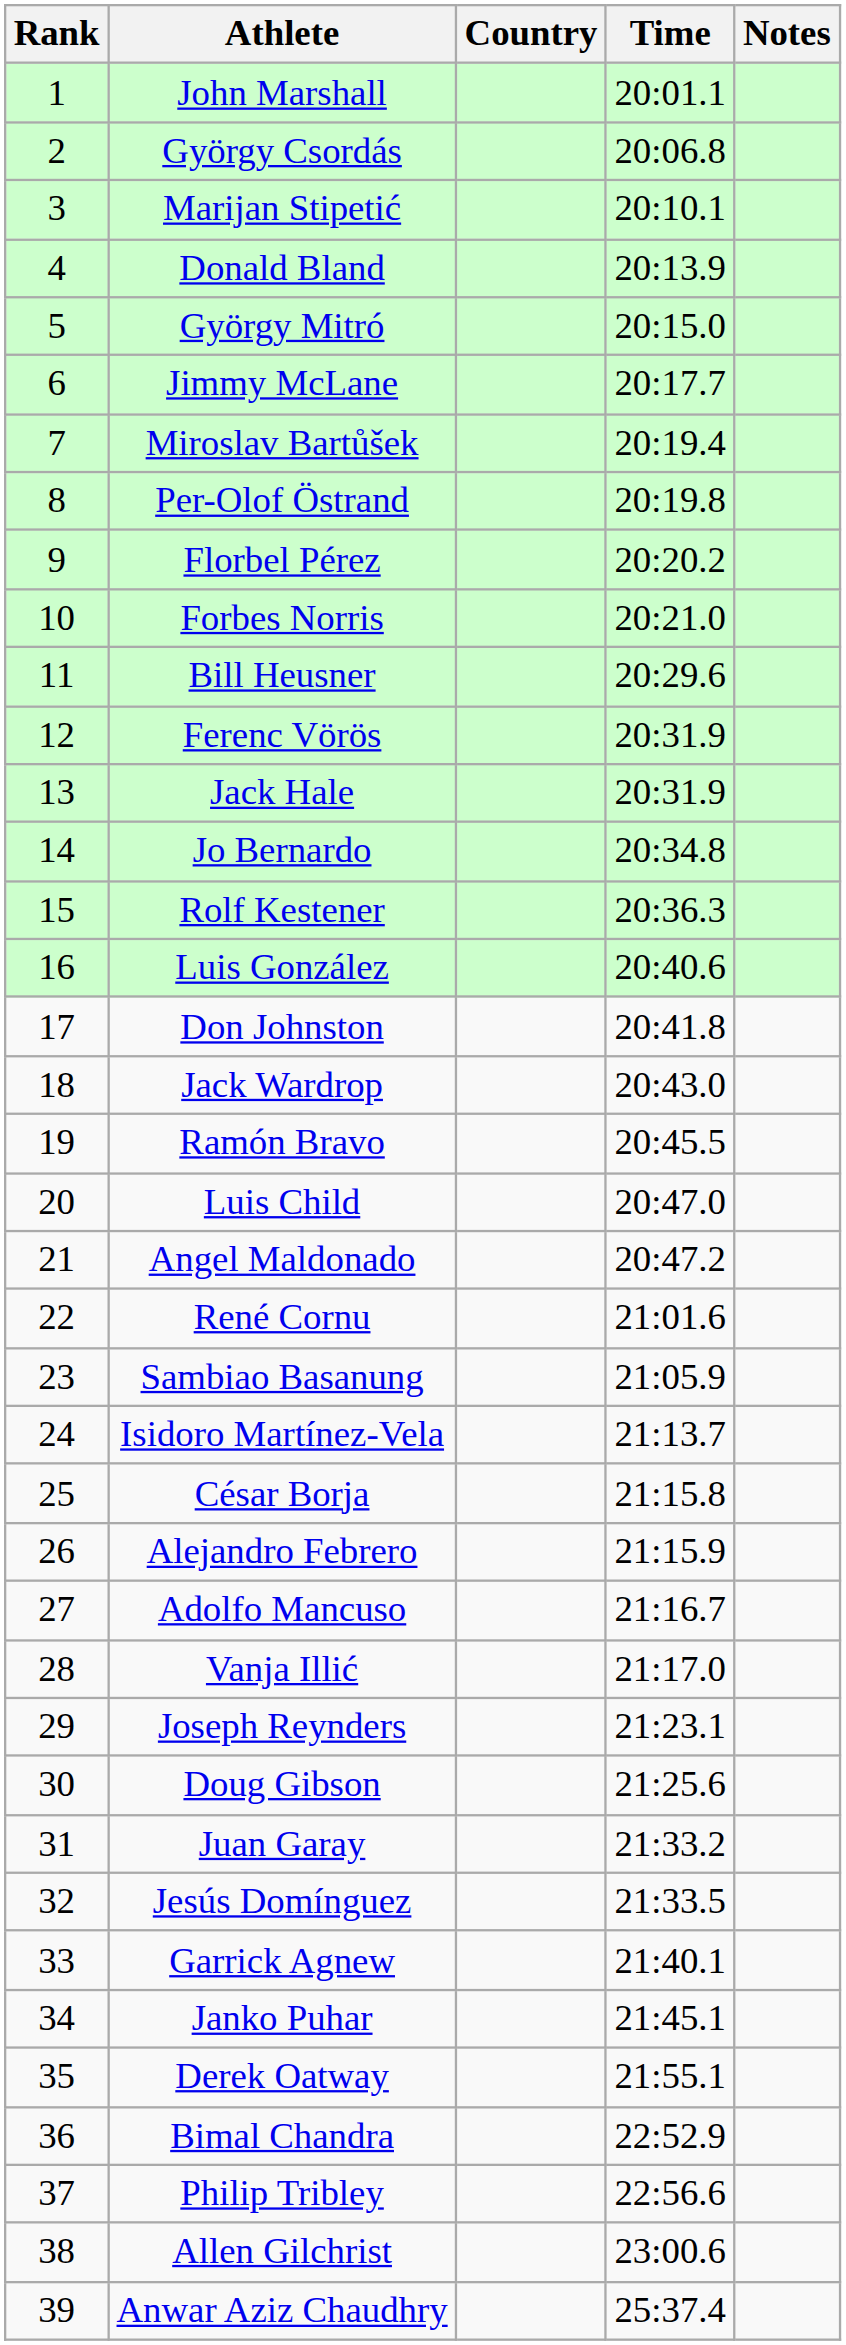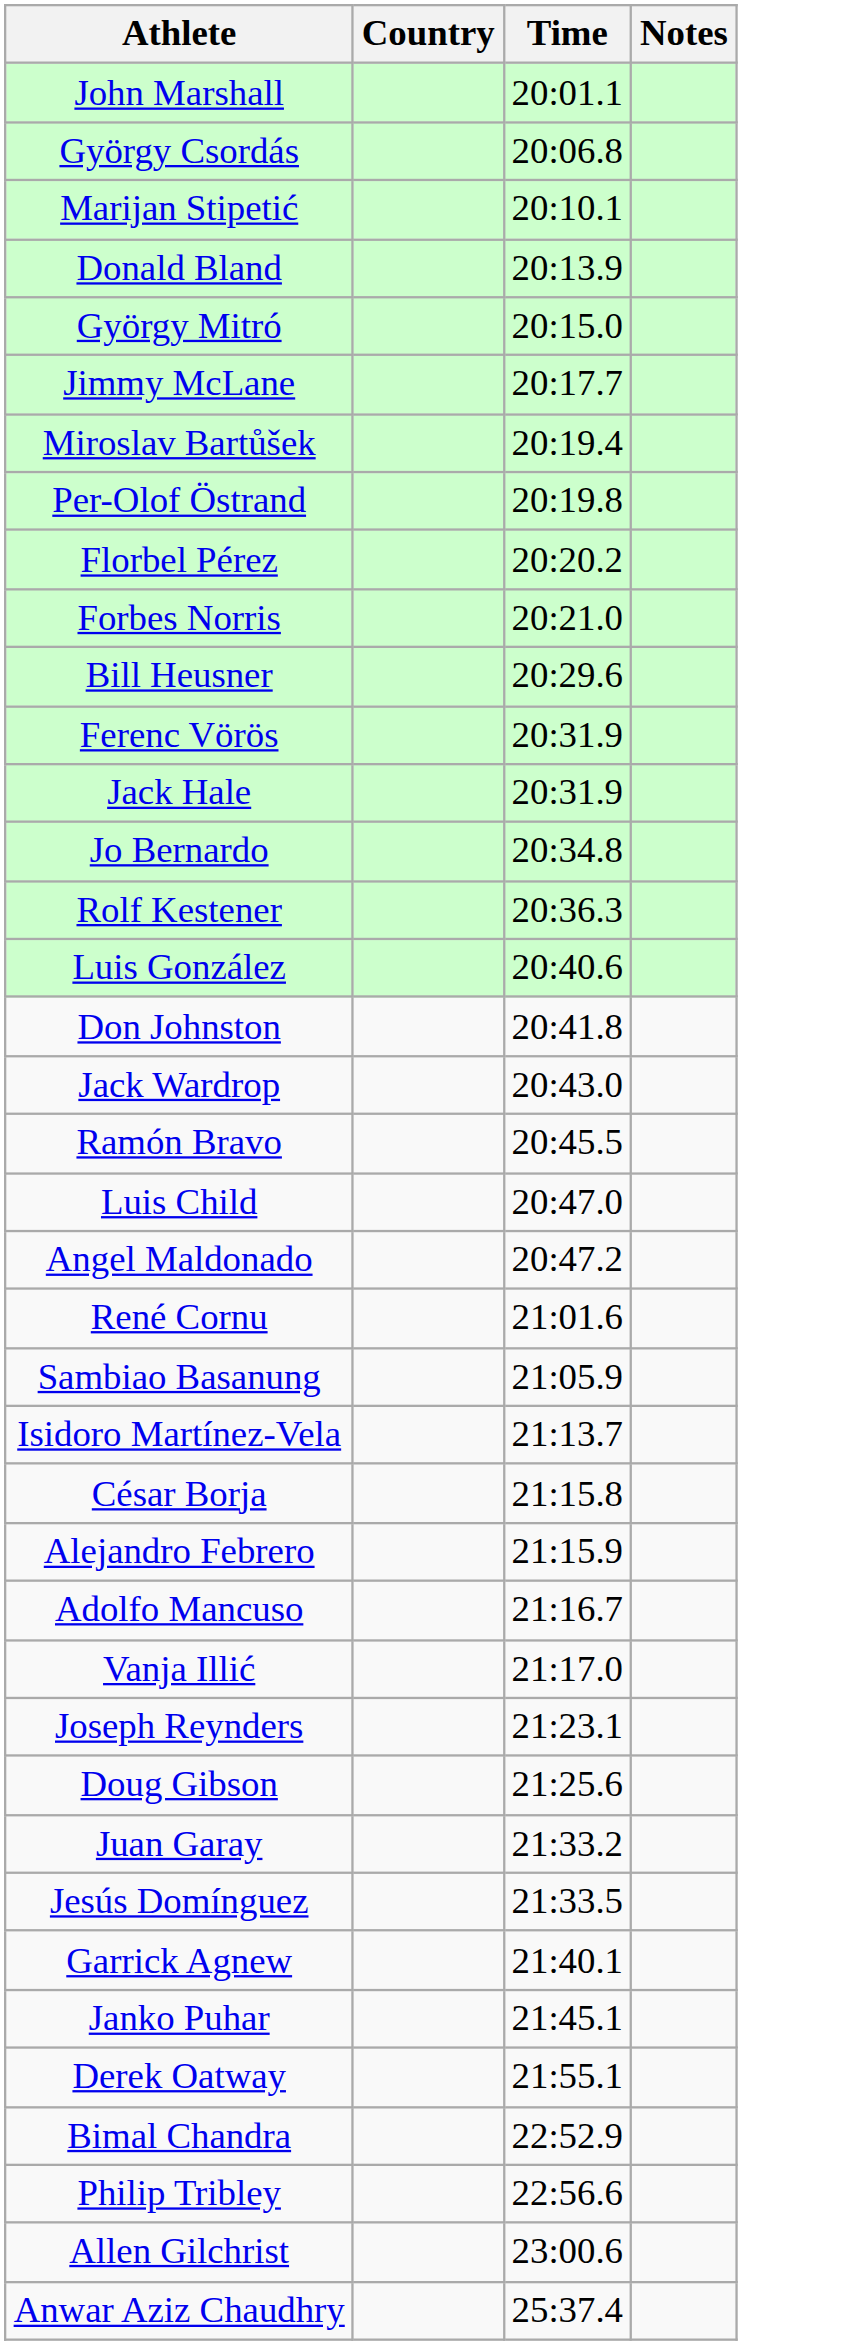- column: (57, 33)
